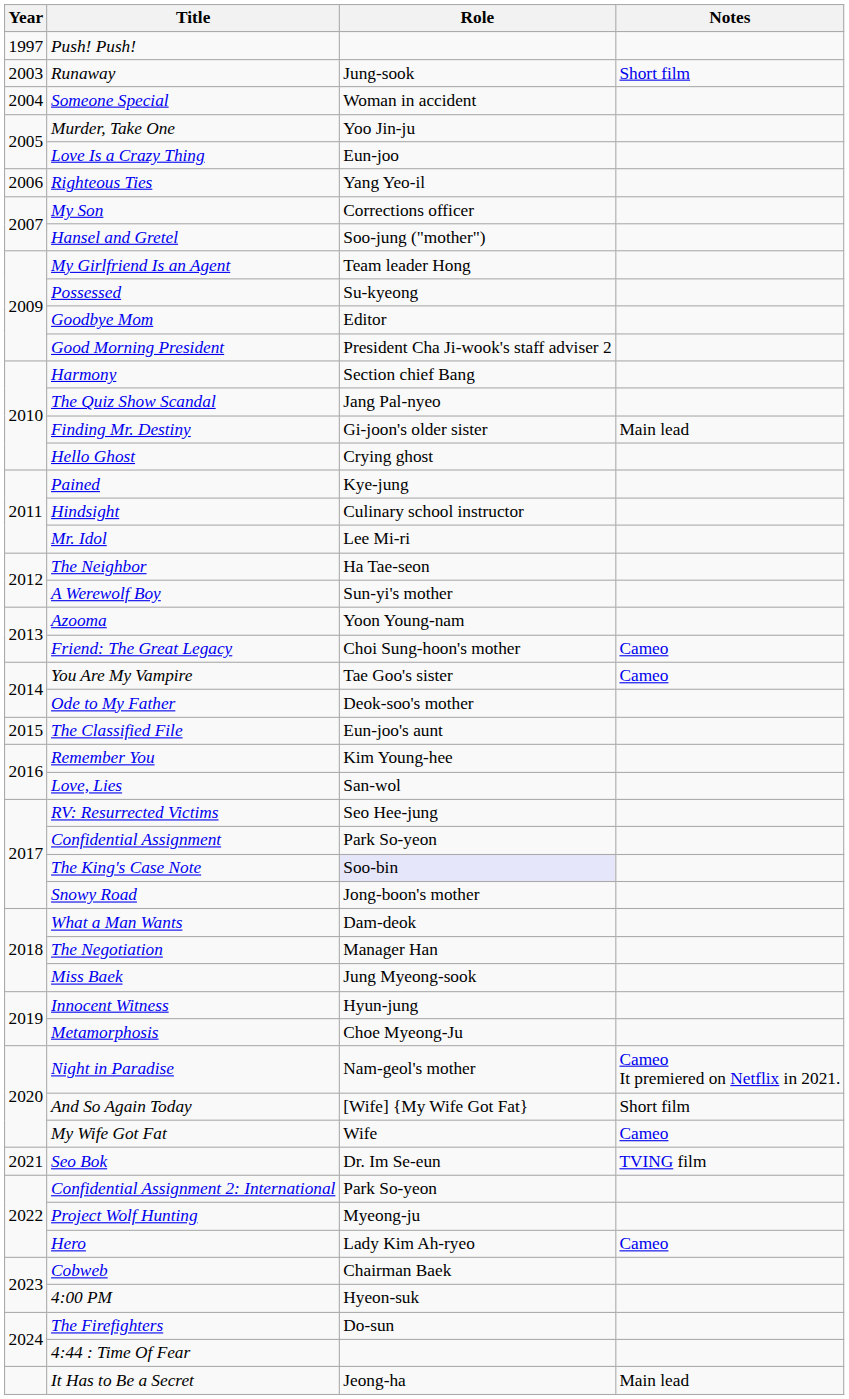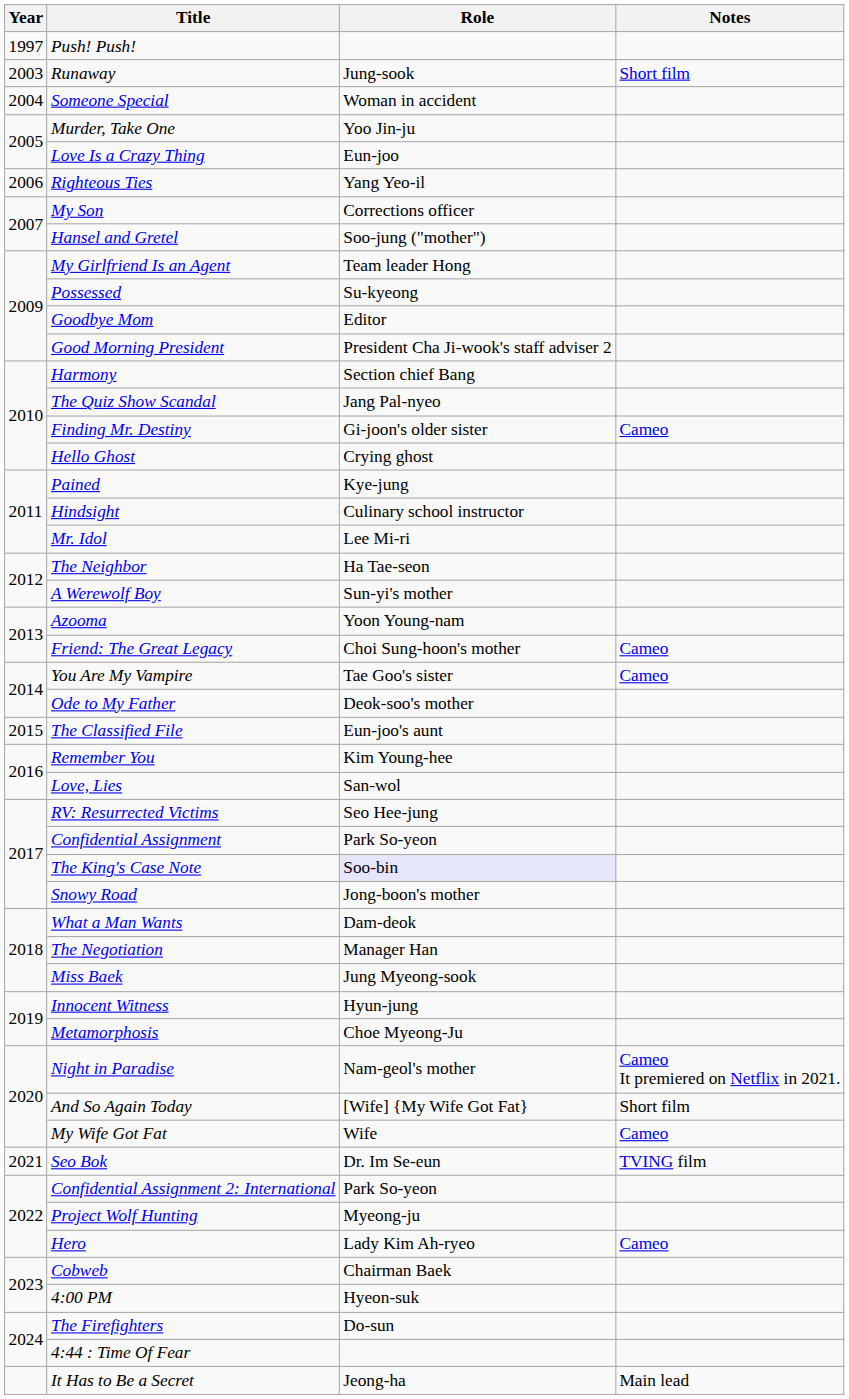(654, 429) Main lead -> (644, 429) Cameo
